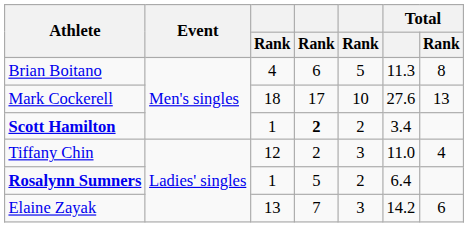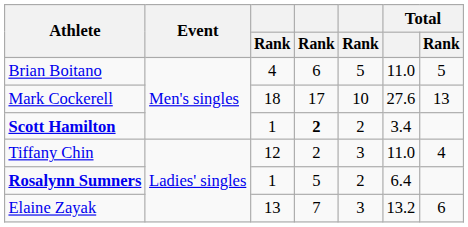(401, 71) 11.3 -> (401, 71) 11.0
(441, 71) 8 -> (441, 71) 5
(401, 208) 14.2 -> (401, 208) 13.2
